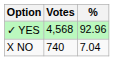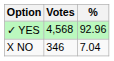(55, 47) 740 -> (55, 47) 346
